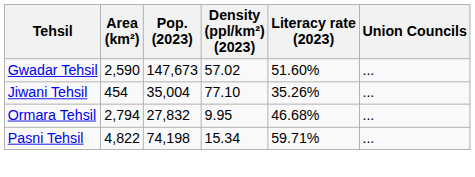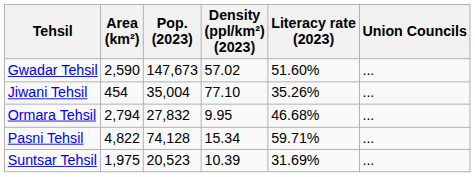(168, 138) 74,198 -> (168, 138) 74,128
+ row: (52, 160)
